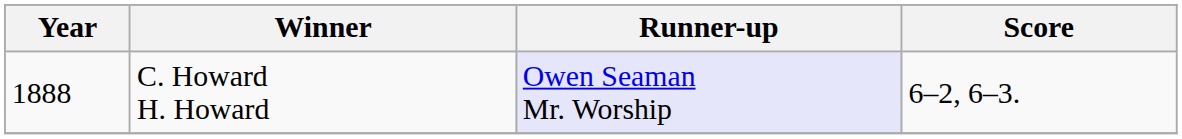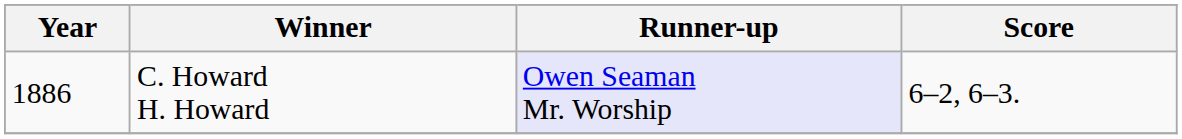(42, 92) 1888 -> (42, 92) 1886
